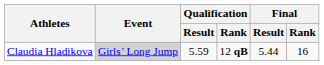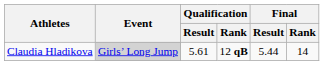(199, 51) 5.59 -> (199, 51) 5.61
(303, 51) 16 -> (303, 51) 14
